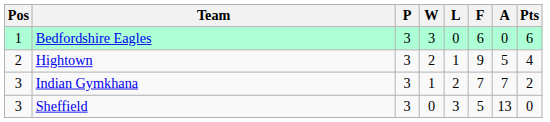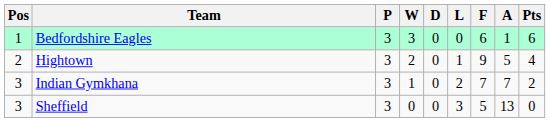+ column: (436, 15)
(505, 38) 0 -> (507, 38) 1
